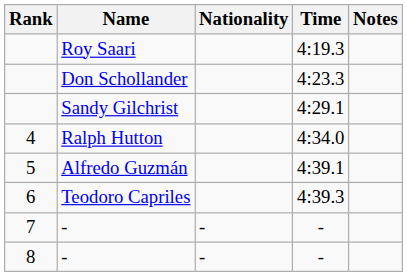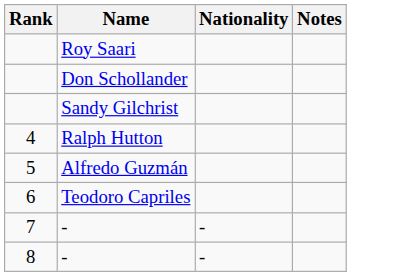- column: (321, 19)
